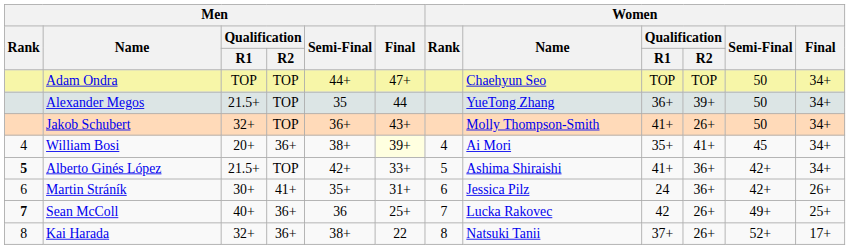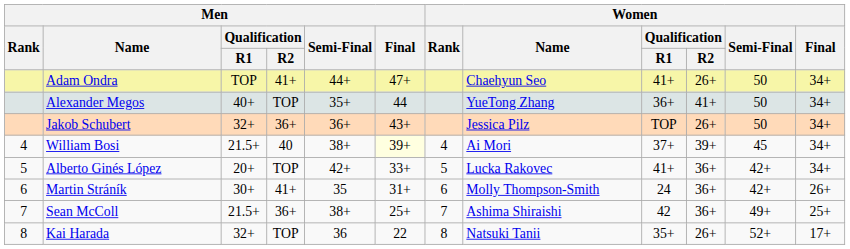(286, 80) TOP -> (286, 80) 41+
(662, 80) TOP -> (664, 80) 41+
(704, 80) TOP -> (706, 80) 26+
(244, 102) 21.5+ -> (244, 102) 40+
(340, 102) 35 -> (340, 102) 35+
(704, 102) 39+ -> (706, 102) 41+
(286, 124) TOP -> (286, 124) 36+
(533, 124) Molly Thompson-Smith -> (498, 124) Jessica Pilz
(662, 124) 41+ -> (664, 124) TOP
(244, 146) 20+ -> (244, 146) 21.5+
(286, 146) 36+ -> (286, 146) 40
(662, 146) 35+ -> (664, 146) 37+
(704, 146) 41+ -> (706, 146) 39+
(24, 168) bold -> (24, 168) normal
(244, 168) 21.5+ -> (244, 168) 20+
(514, 168) Ashima Shiraishi -> (509, 168) Lucka Rakovec
(340, 189) 35+ -> (340, 189) 35
(498, 189) Jessica Pilz -> (533, 189) Molly Thompson-Smith
(24, 211) bold -> (24, 211) normal
(244, 211) 40+ -> (244, 211) 21.5+
(340, 211) 36 -> (340, 211) 38+
(509, 211) Lucka Rakovec -> (514, 211) Ashima Shiraishi
(704, 211) 26+ -> (706, 211) 36+
(286, 233) 36+ -> (286, 233) TOP
(340, 233) 38+ -> (340, 233) 36
(662, 233) 37+ -> (664, 233) 35+
